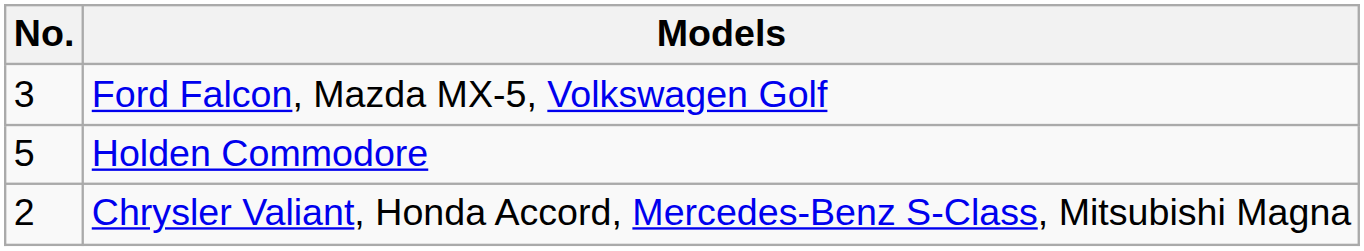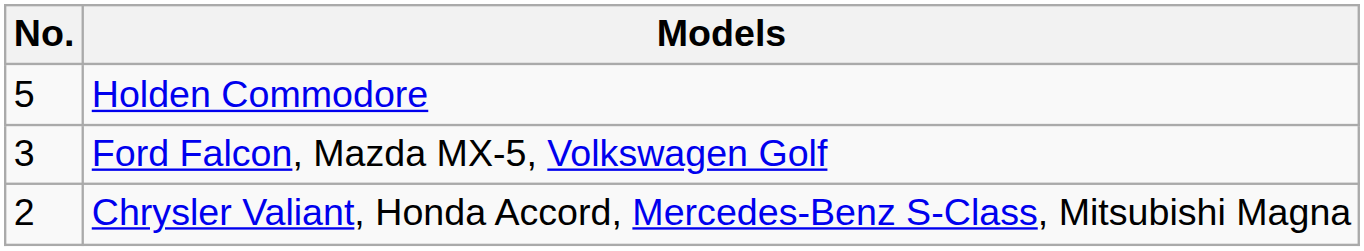rows swapped: (260, 153) <-> (460, 93)
